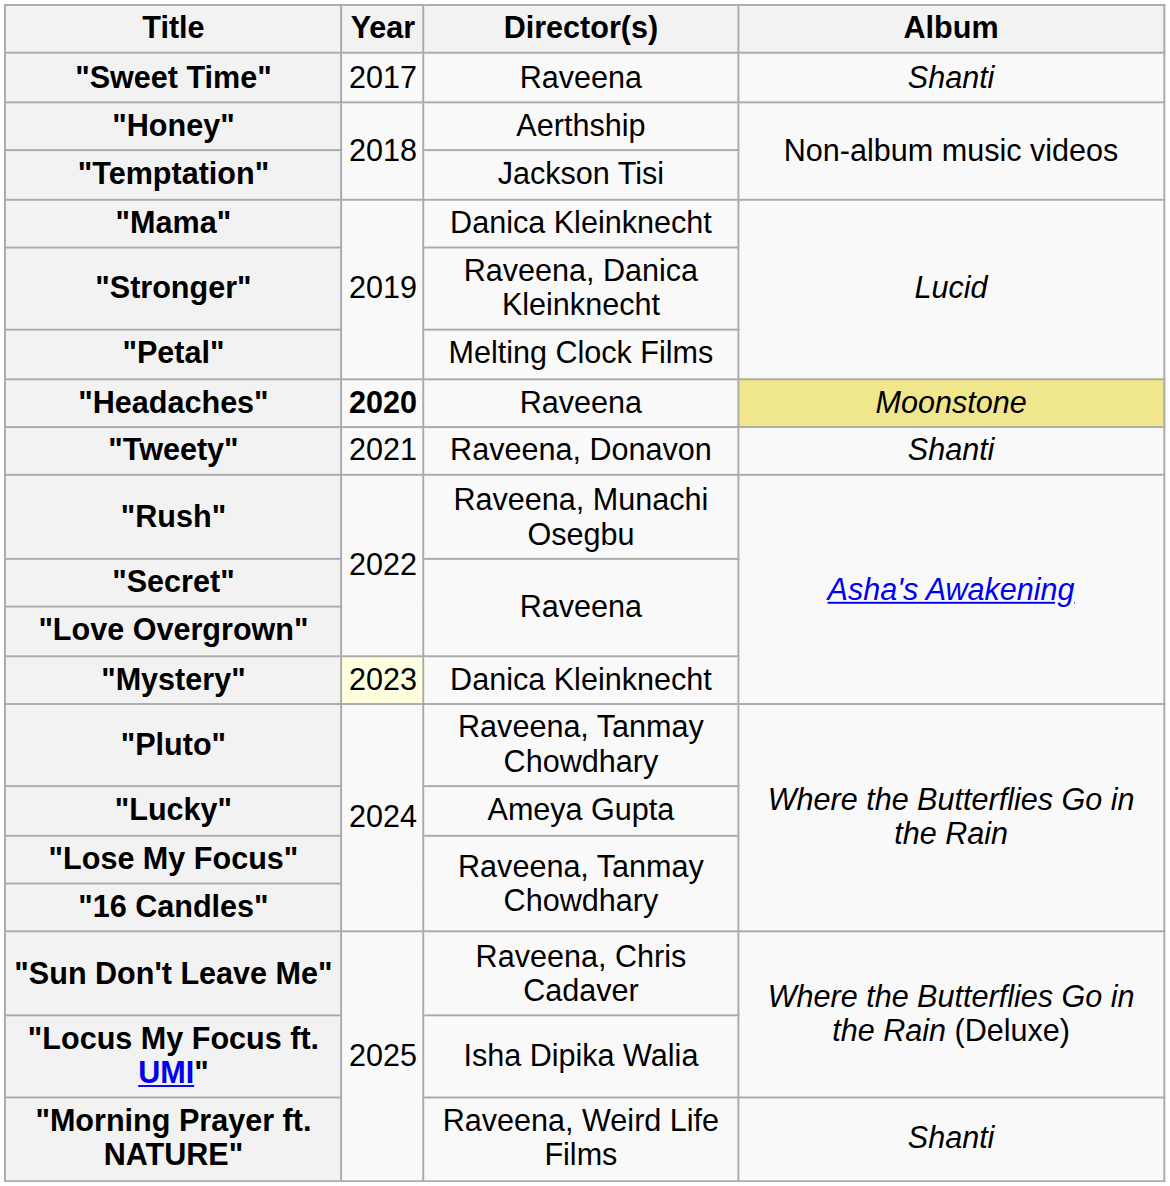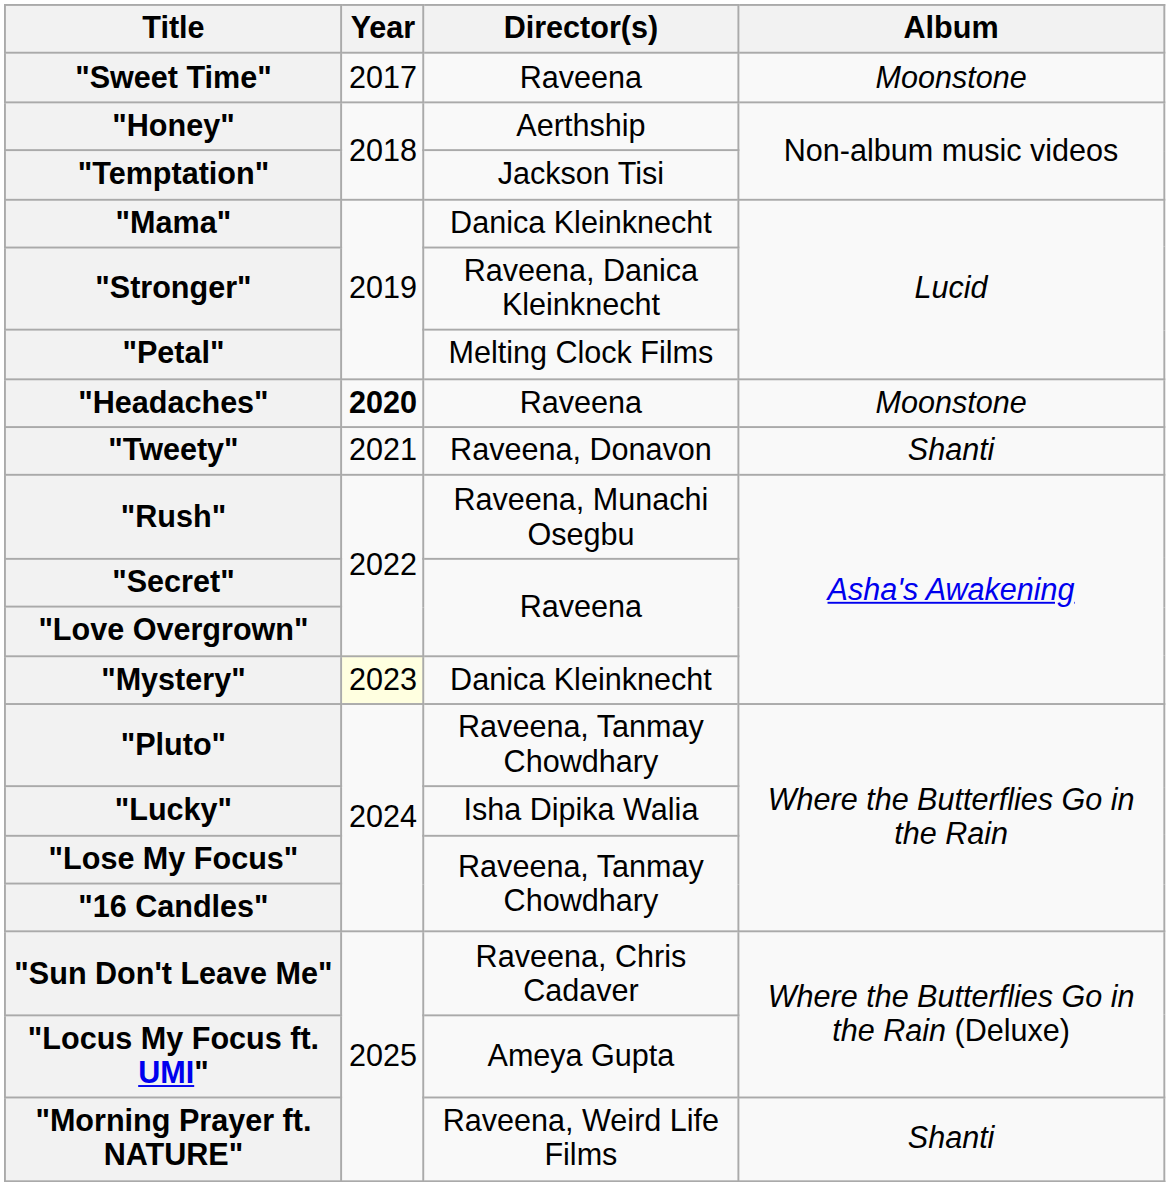(951, 77) Shanti -> (951, 77) Moonstone
(951, 402) khaki background -> (951, 402) no background
(581, 810) Ameya Gupta -> (581, 810) Isha Dipika Walia
(581, 1055) Isha Dipika Walia -> (581, 1055) Ameya Gupta
